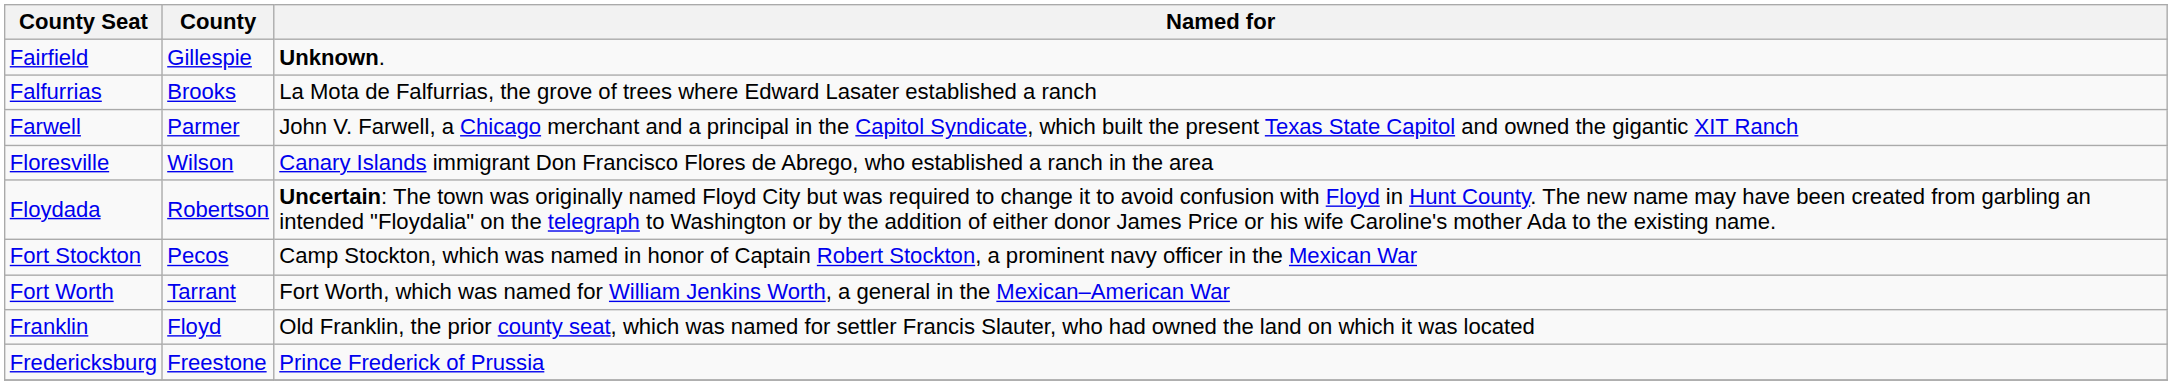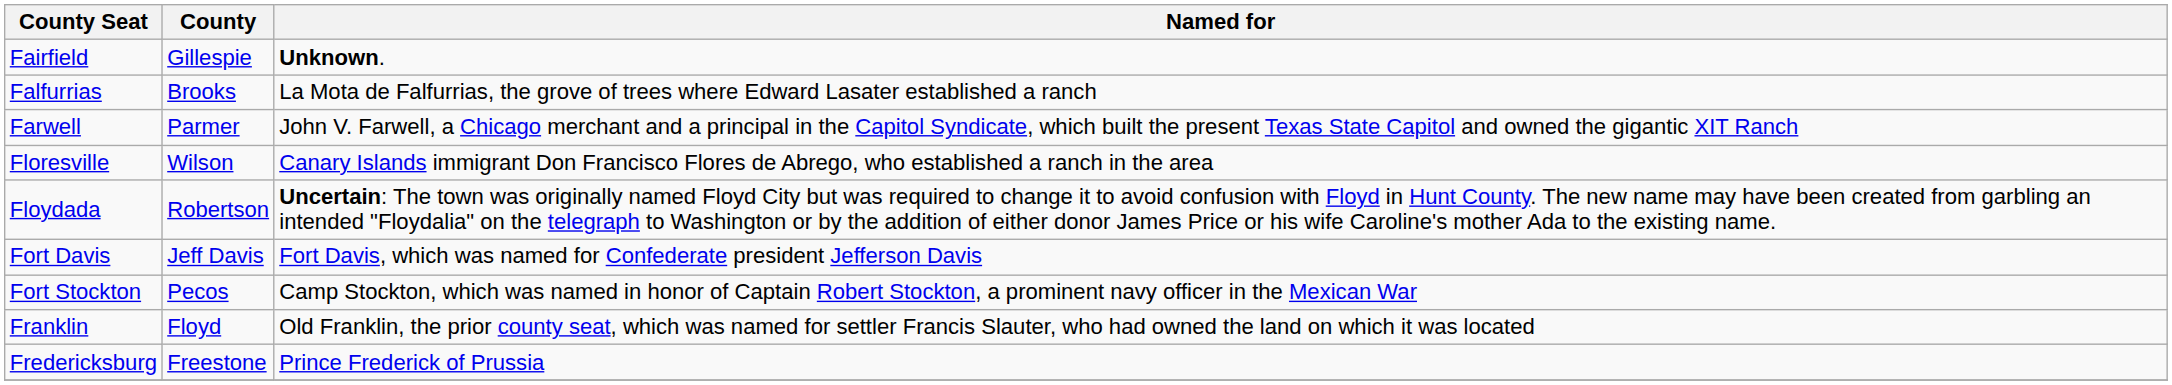+ row: (60, 256)
- row: (62, 291)
